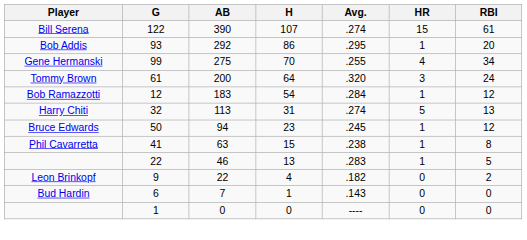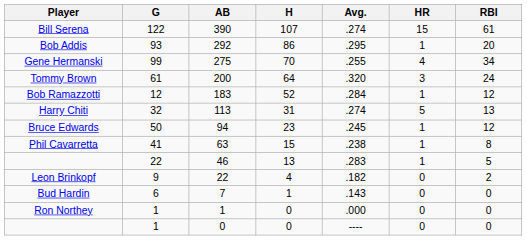(289, 95) 54 -> (289, 95) 52
+ row: (63, 210)
